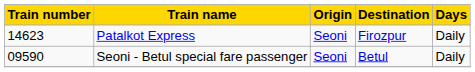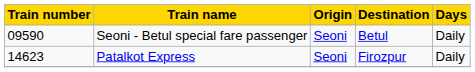rows swapped: (146, 35) <-> (202, 56)
